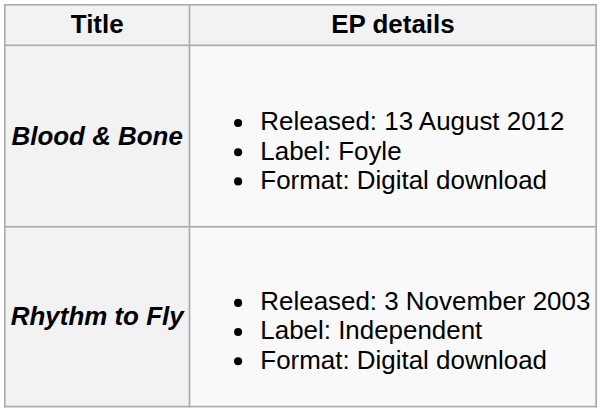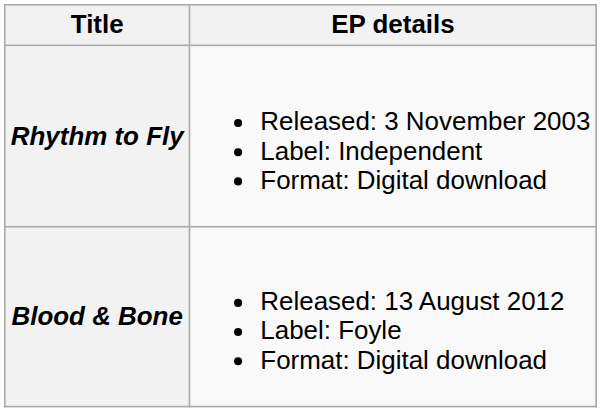rows swapped: (97, 316) <-> (97, 135)
